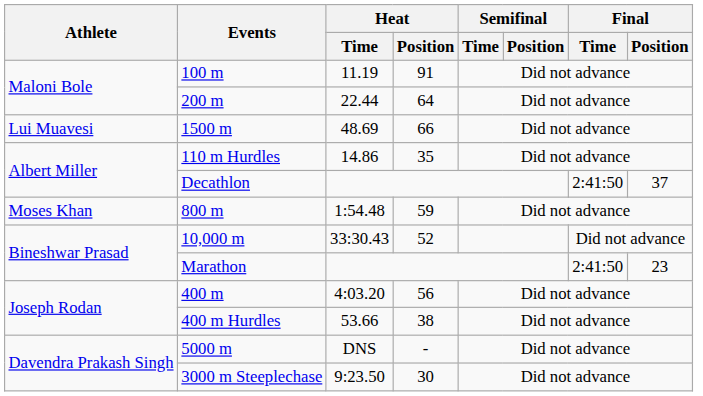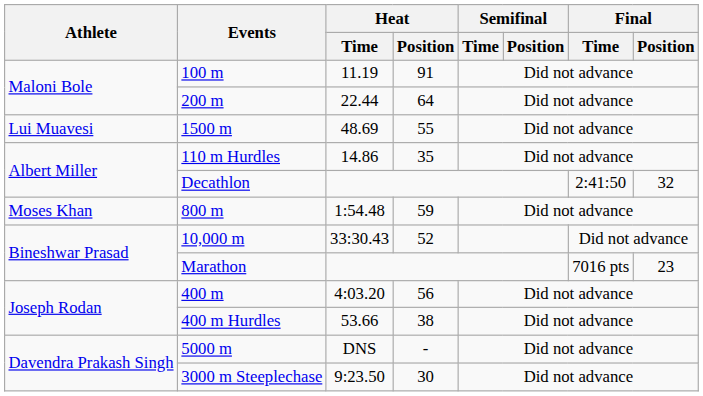(426, 128) 66 -> (426, 128) 55
(660, 183) 37 -> (666, 183) 32
(598, 266) 2:41:50 -> (601, 266) 7016 pts
